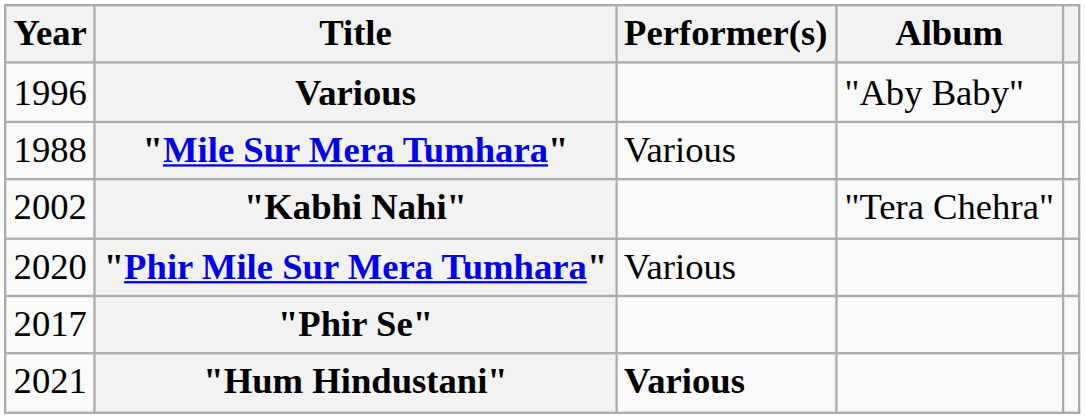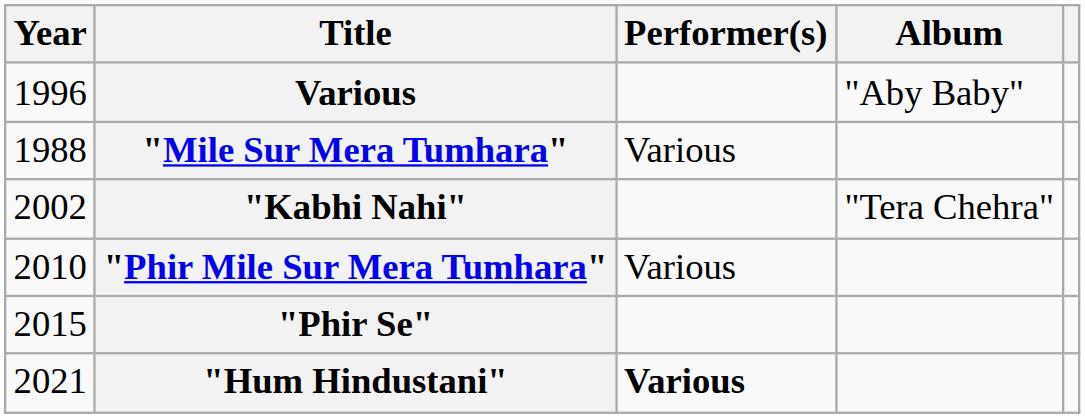(50, 265) 2020 -> (50, 265) 2010
(50, 324) 2017 -> (50, 324) 2015
